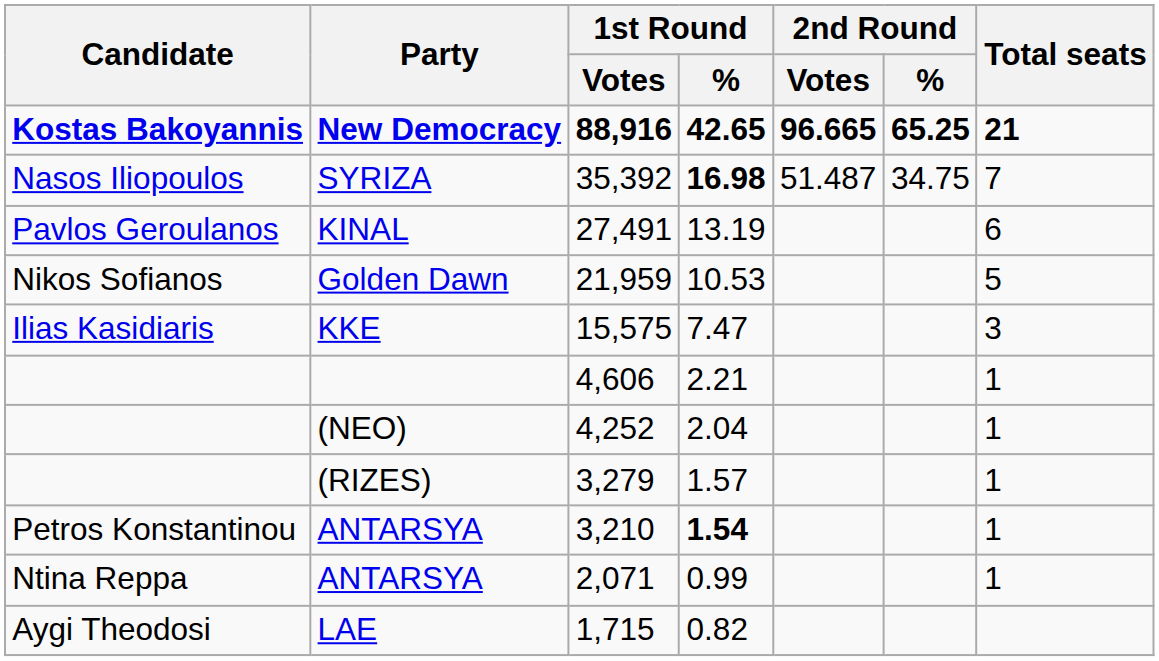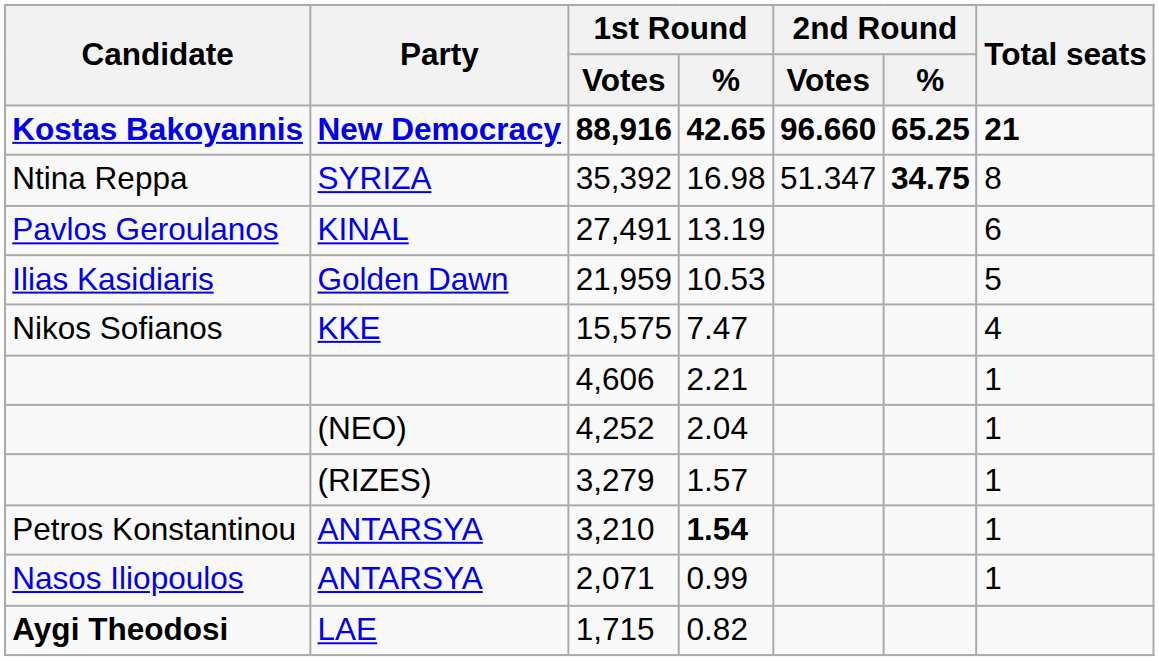(828, 129) 96.665 -> (828, 129) 96.660
(128, 179) Nasos Iliopoulos -> (100, 179) Ntina Reppa
(726, 179) bold -> (726, 179) normal
(828, 179) 51.487 -> (828, 179) 51.347
(930, 179) normal -> (930, 179) bold
(993, 179) 7 -> (993, 179) 8
(117, 279) Nikos Sofianos -> (113, 279) Ilias Kasidiaris
(113, 329) Ilias Kasidiaris -> (117, 329) Nikos Sofianos
(993, 329) 3 -> (993, 329) 4
(100, 579) Ntina Reppa -> (128, 579) Nasos Iliopoulos
(112, 629) normal -> (120, 629) bold
